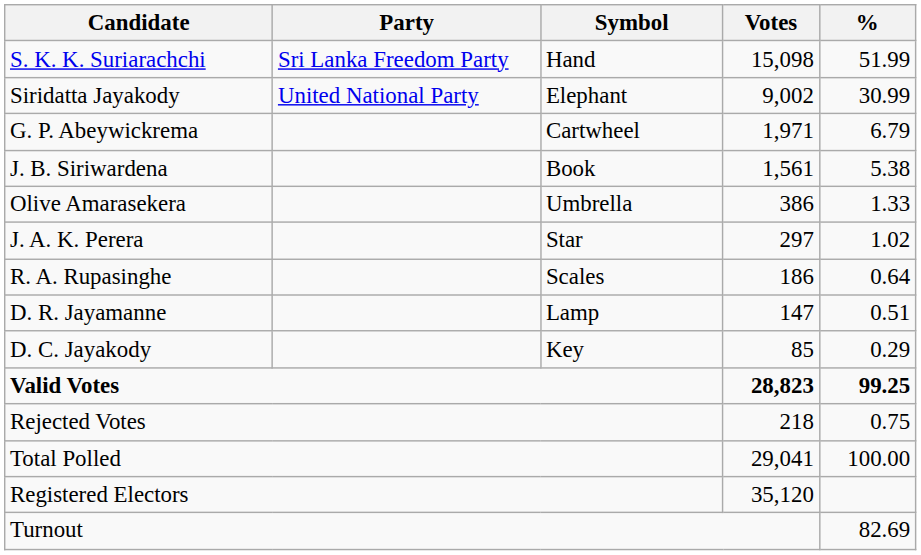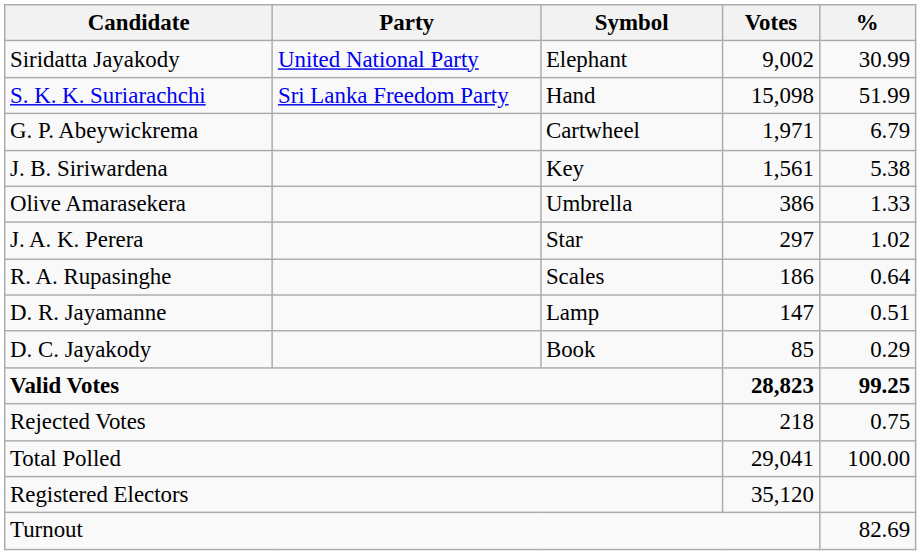rows swapped: (108, 58) <-> (95, 95)
(571, 167) Book -> (565, 167) Key
(565, 349) Key -> (571, 349) Book
